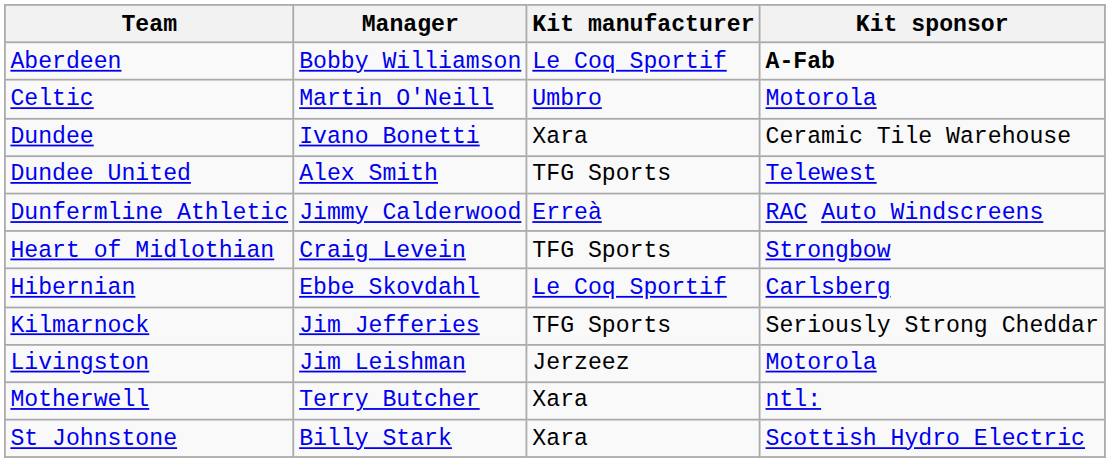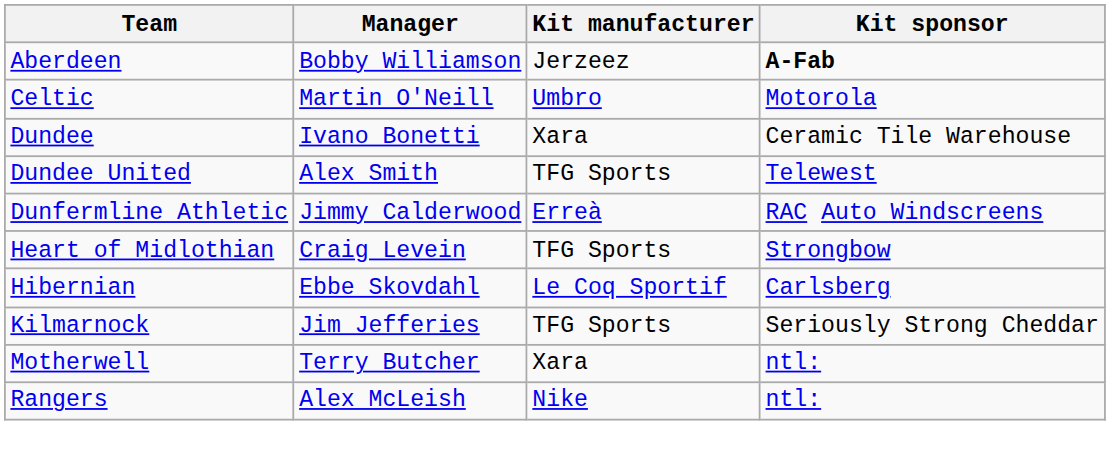(630, 61) Le Coq Sportif -> (581, 61) Jerzeez
- row: (80, 363)
+ row: (59, 401)
- row: (94, 439)
